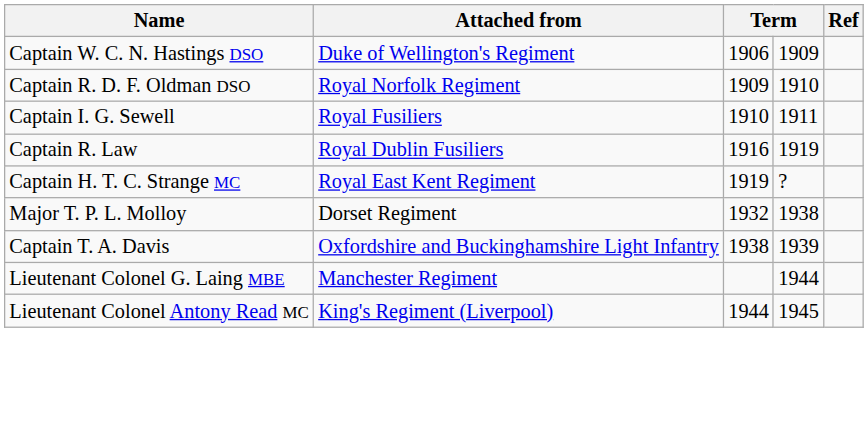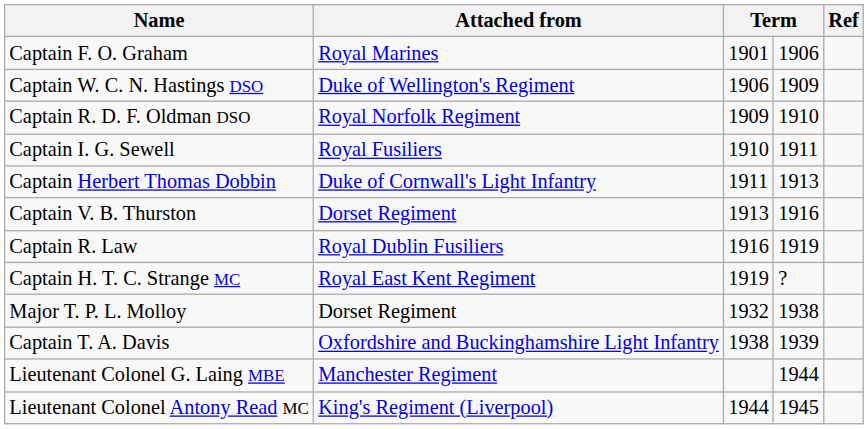+ row: (99, 52)
+ row: (143, 181)
+ row: (103, 213)
